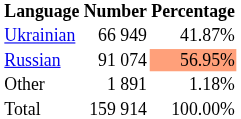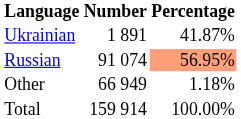(123, 35) 66 949 -> (127, 35) 1 891
(127, 84) 1 891 -> (123, 84) 66 949
